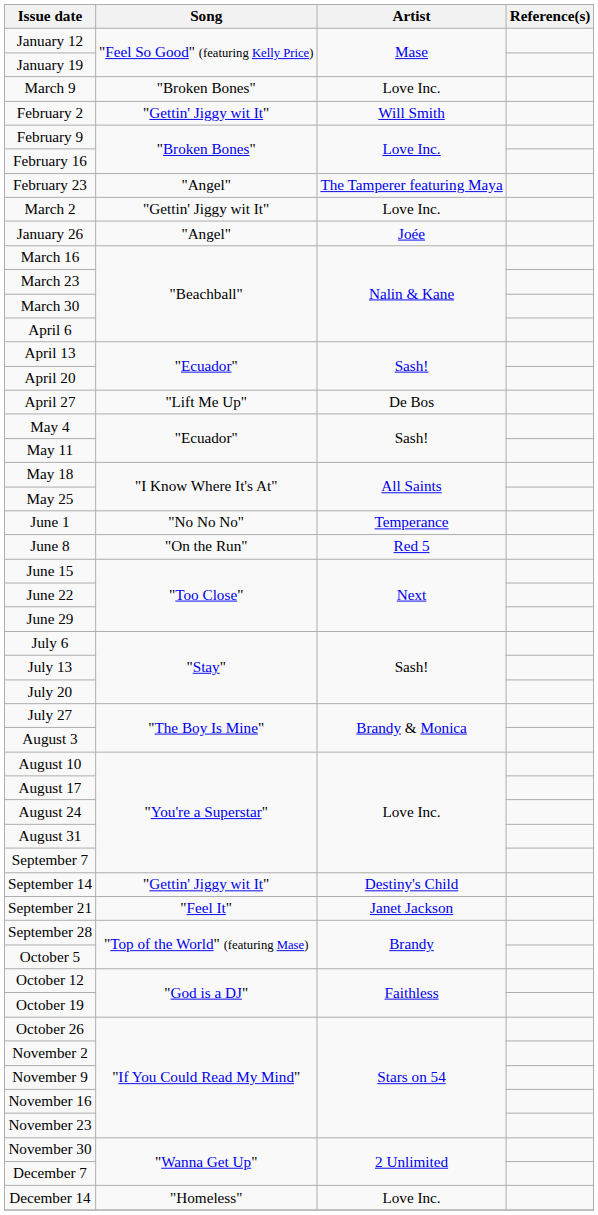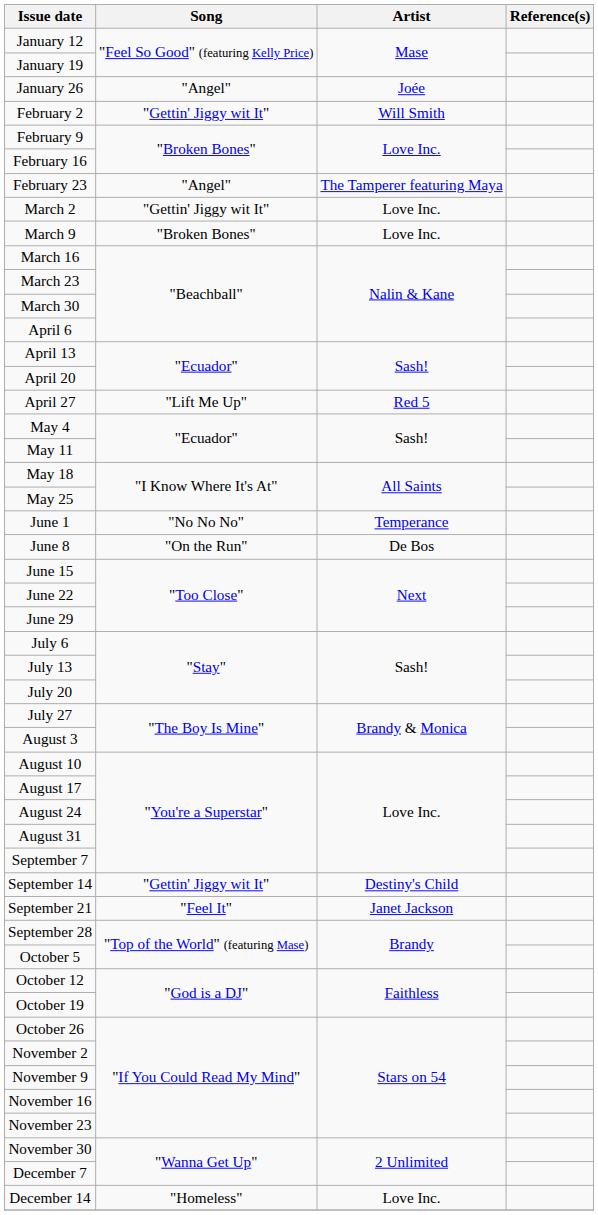rows swapped: (50, 233) <-> (50, 88)
(412, 402) De Bos -> (412, 402) Red 5
(412, 546) Red 5 -> (412, 546) De Bos
